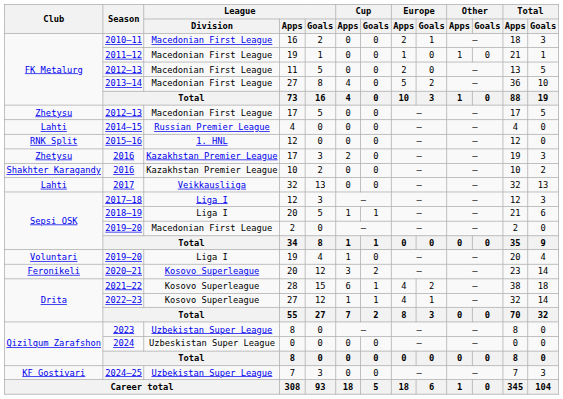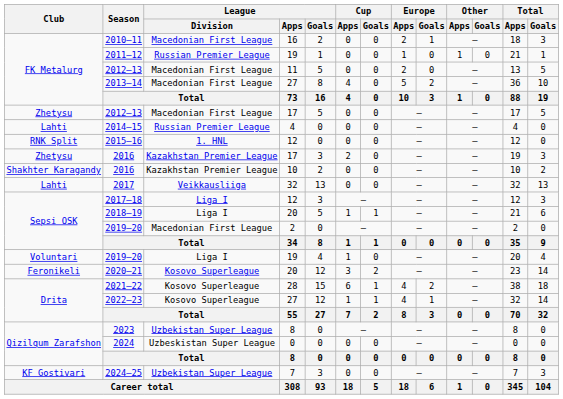(212, 55) Macedonian First League -> (212, 55) Russian Premier League
